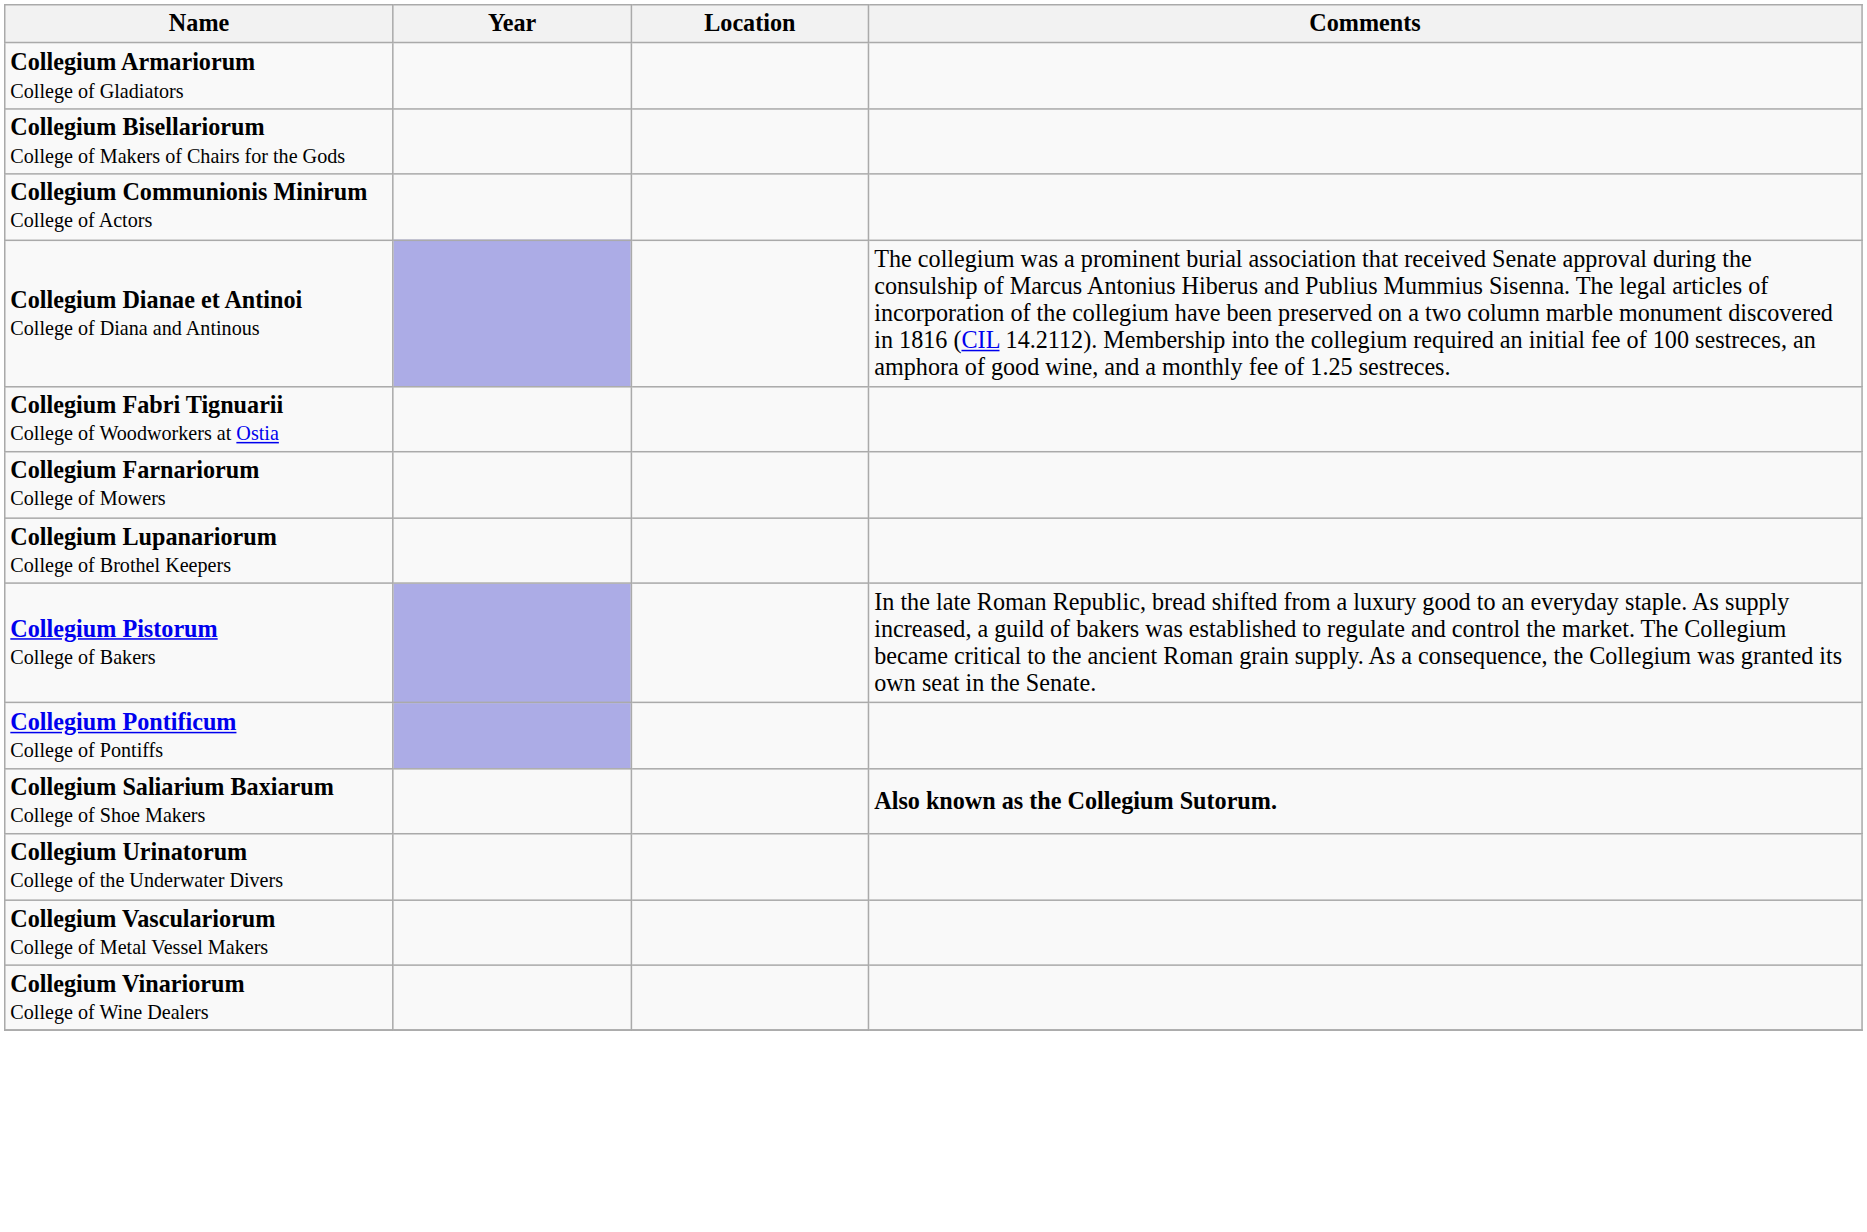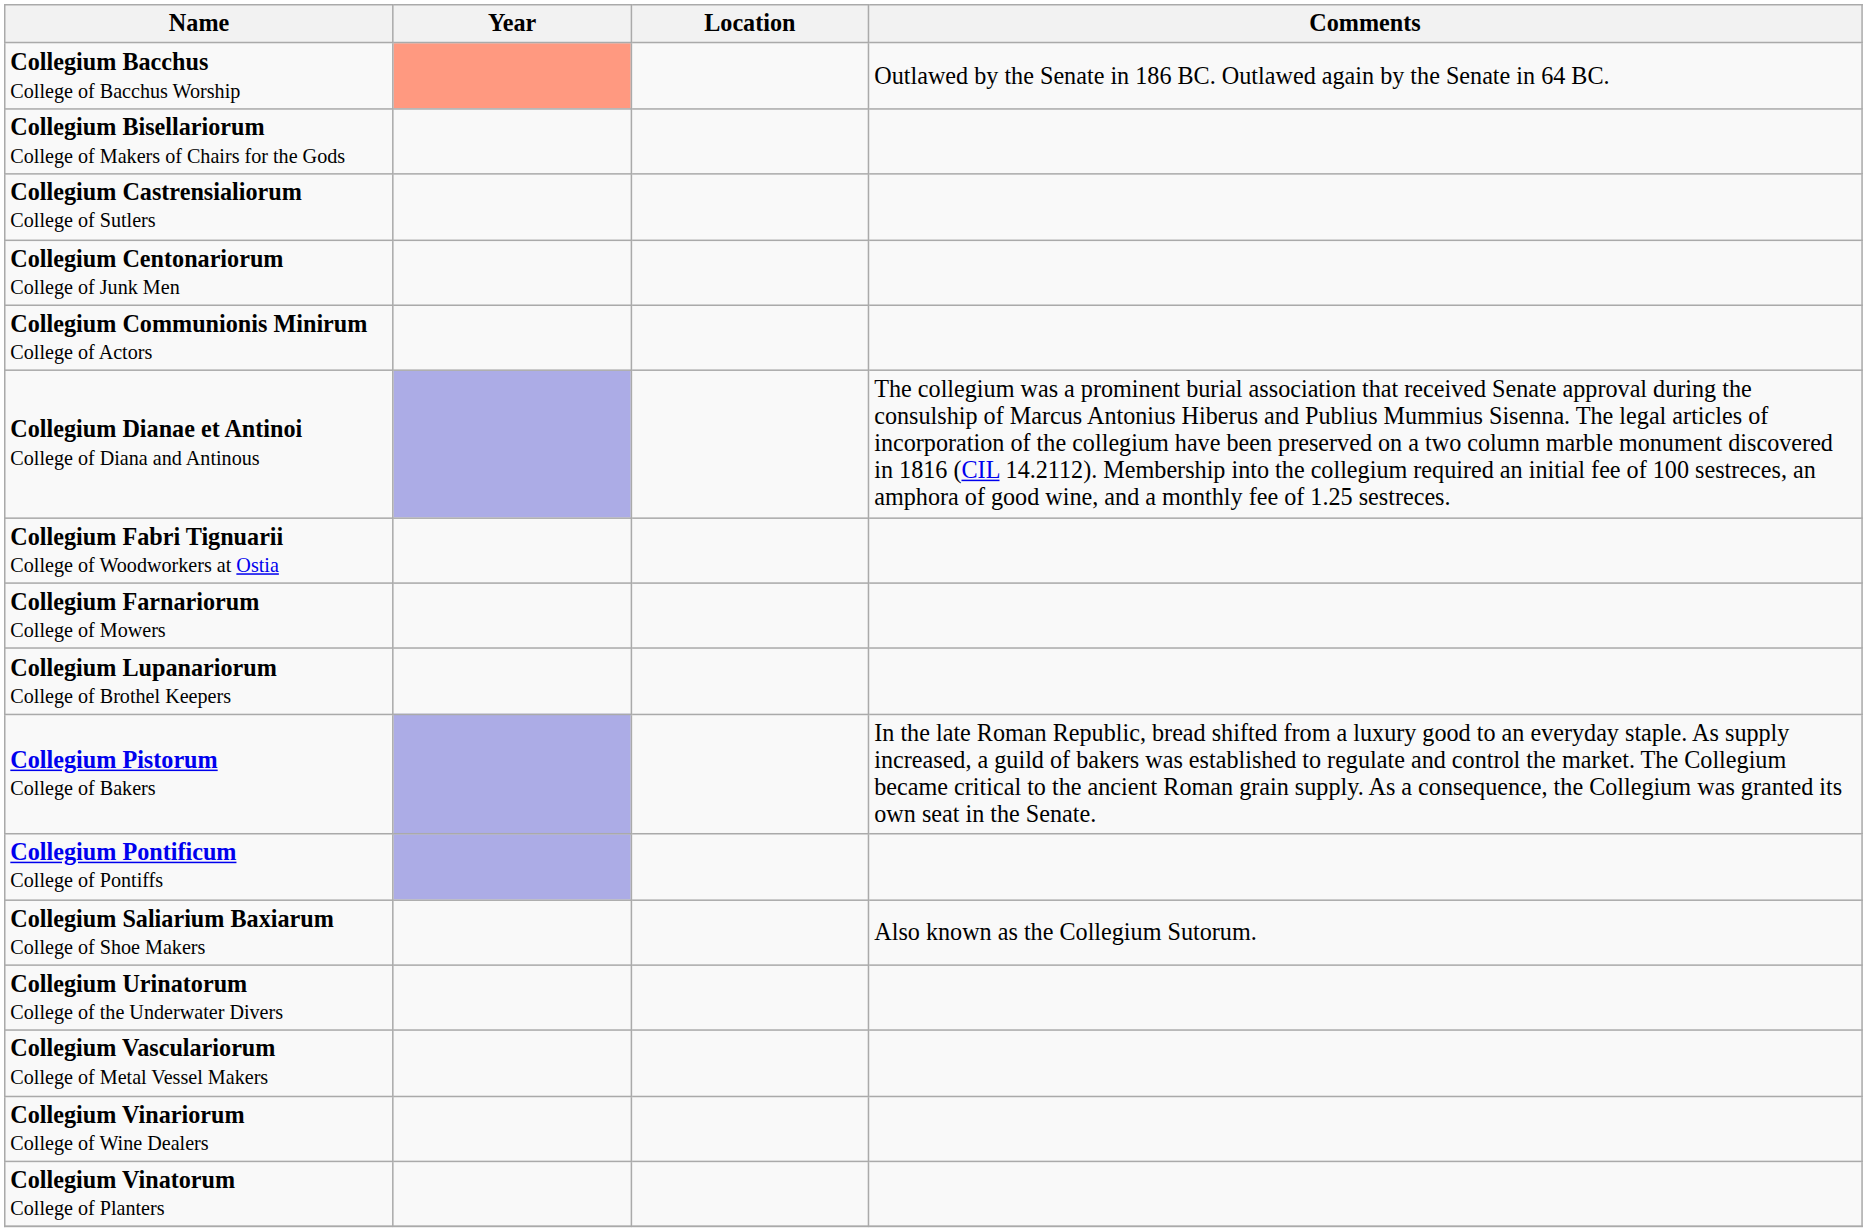- row: (199, 76)
+ row: (199, 76)
+ row: (199, 207)
+ row: (199, 272)
(1076, 800) bold -> (1065, 931) normal
+ row: (199, 1194)
